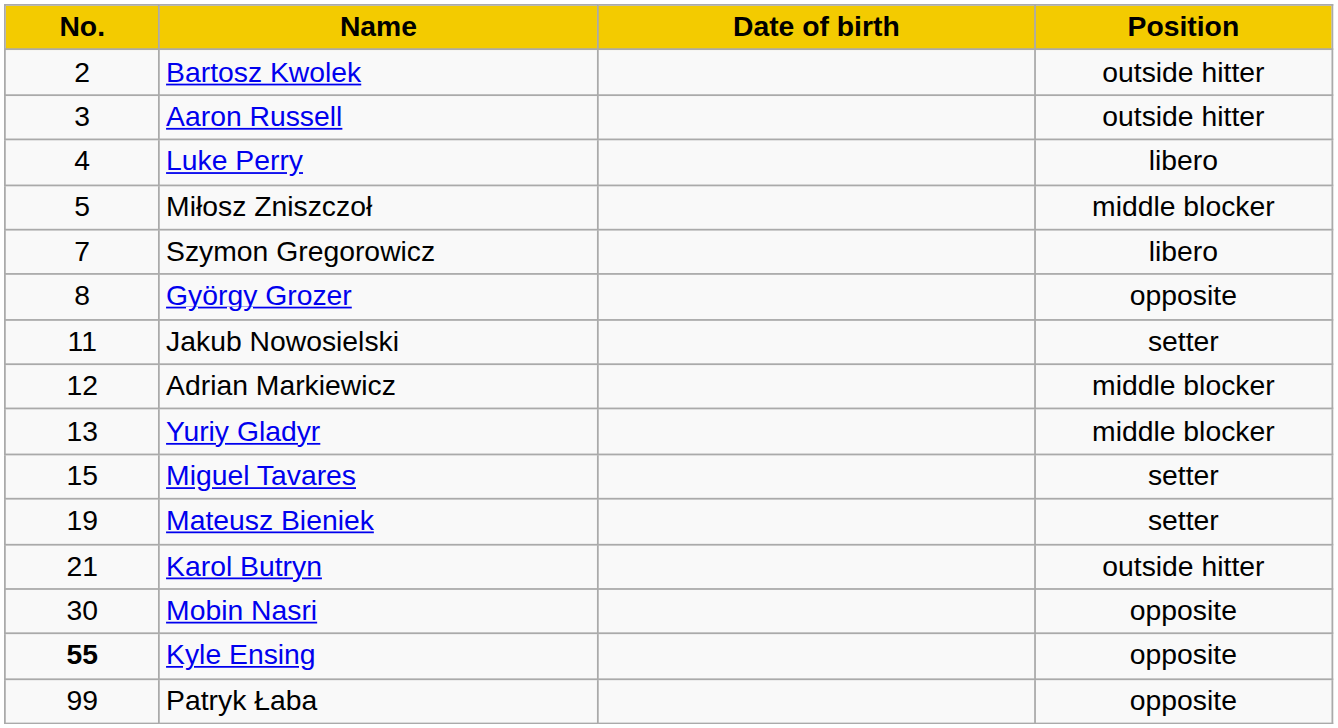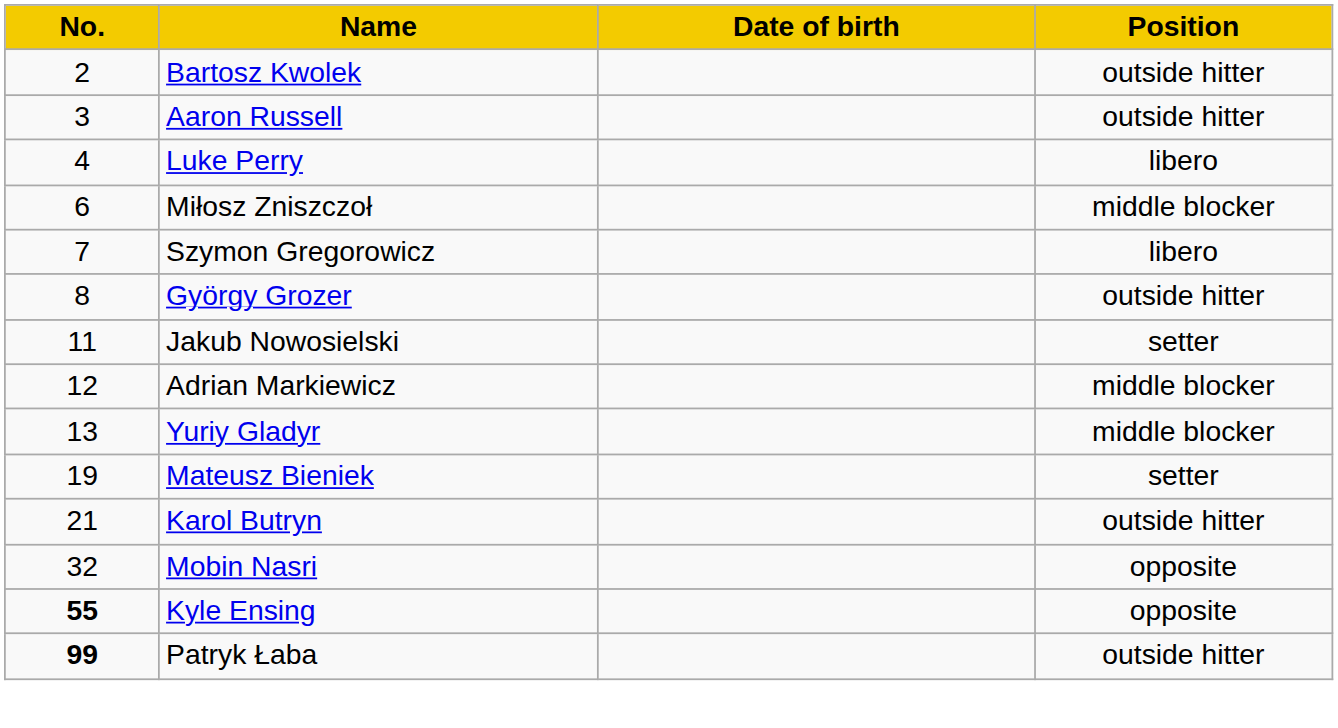(82, 206) 5 -> (82, 206) 6
(1183, 296) opposite -> (1183, 296) outside hitter
- row: (261, 476)
(82, 610) 30 -> (82, 565) 32
(82, 700) normal -> (82, 655) bold
(1183, 700) opposite -> (1183, 655) outside hitter
